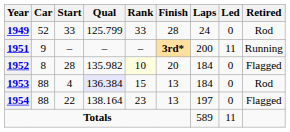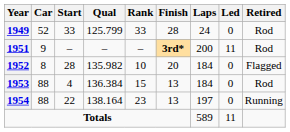(264, 48) Running -> (264, 48) Rod
(140, 65) lightyellow background -> (140, 65) no background
(104, 83) lavender background -> (104, 83) no background
(264, 100) Flagged -> (264, 100) Running
